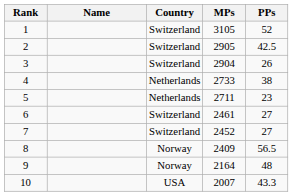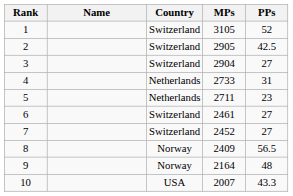(267, 64) 26 -> (267, 64) 27
(267, 81) 38 -> (267, 81) 31
